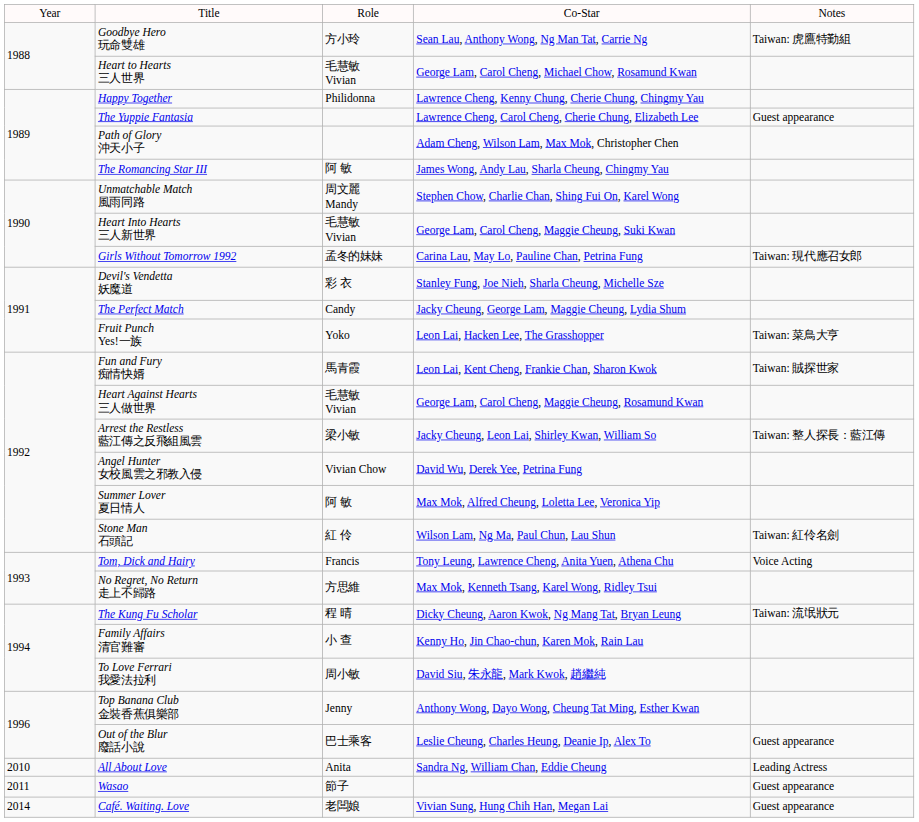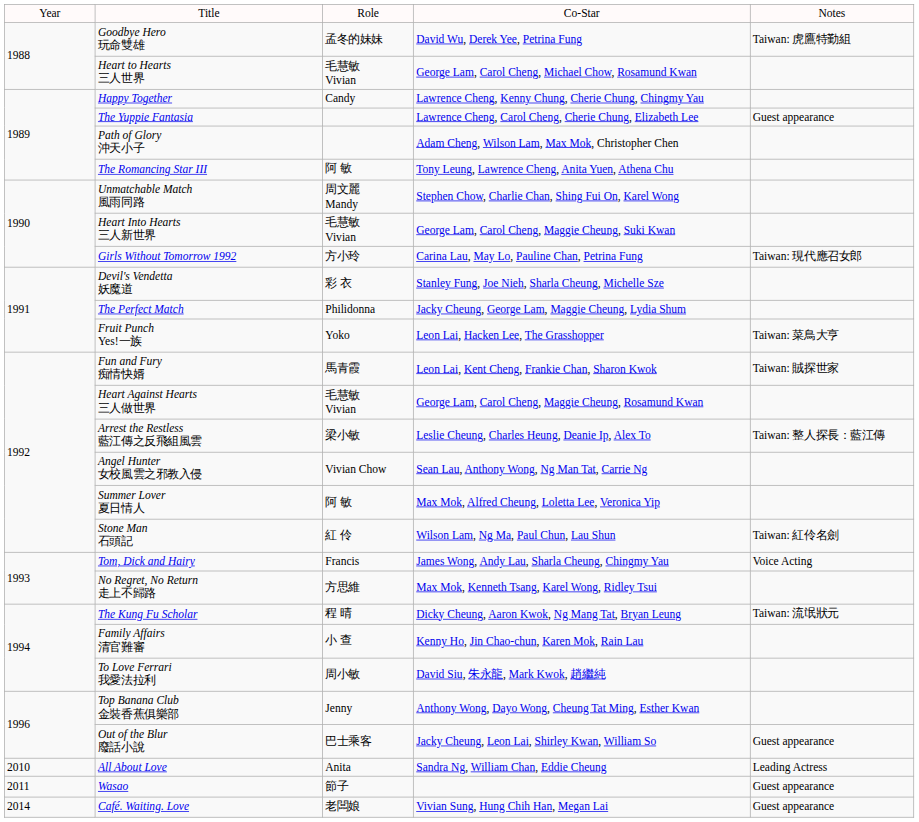(343, 39) 方小玲 -> (354, 39) 孟冬的妹妹
(532, 39) Sean Lau, Anthony Wong, Ng Man Tat, Carrie Ng -> (499, 39) David Wu, Derek Yee, Petrina Fung
(350, 98) Philidonna -> (340, 98) Candy
(543, 169) James Wong, Andy Lau, Sharla Cheung, Chingmy Yau -> (545, 169) Tony Leung, Lawrence Cheng, Anita Yuen, Athena Chu
(354, 256) 孟冬的妹妹 -> (343, 256) 方小玲
(340, 309) Candy -> (350, 309) Philidonna
(536, 435) Jacky Cheung, Leon Lai, Shirley Kwan, William So -> (533, 435) Leslie Cheung, Charles Heung, Deanie Ip, Alex To
(499, 469) David Wu, Derek Yee, Petrina Fung -> (532, 469) Sean Lau, Anthony Wong, Ng Man Tat, Carrie Ng
(545, 561) Tony Leung, Lawrence Cheng, Anita Yuen, Athena Chu -> (543, 561) James Wong, Andy Lau, Sharla Cheung, Chingmy Yau
(533, 741) Leslie Cheung, Charles Heung, Deanie Ip, Alex To -> (536, 741) Jacky Cheung, Leon Lai, Shirley Kwan, William So
